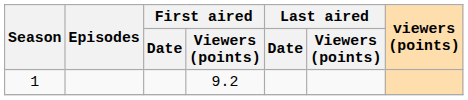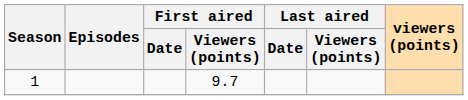(225, 82) 9.2 -> (225, 82) 9.7
